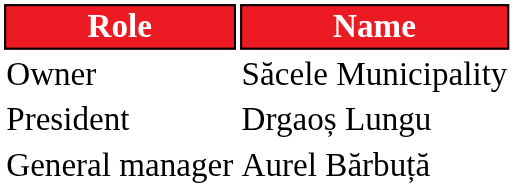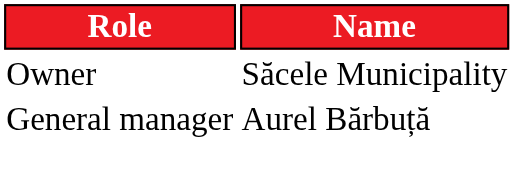- row: (68, 119)
